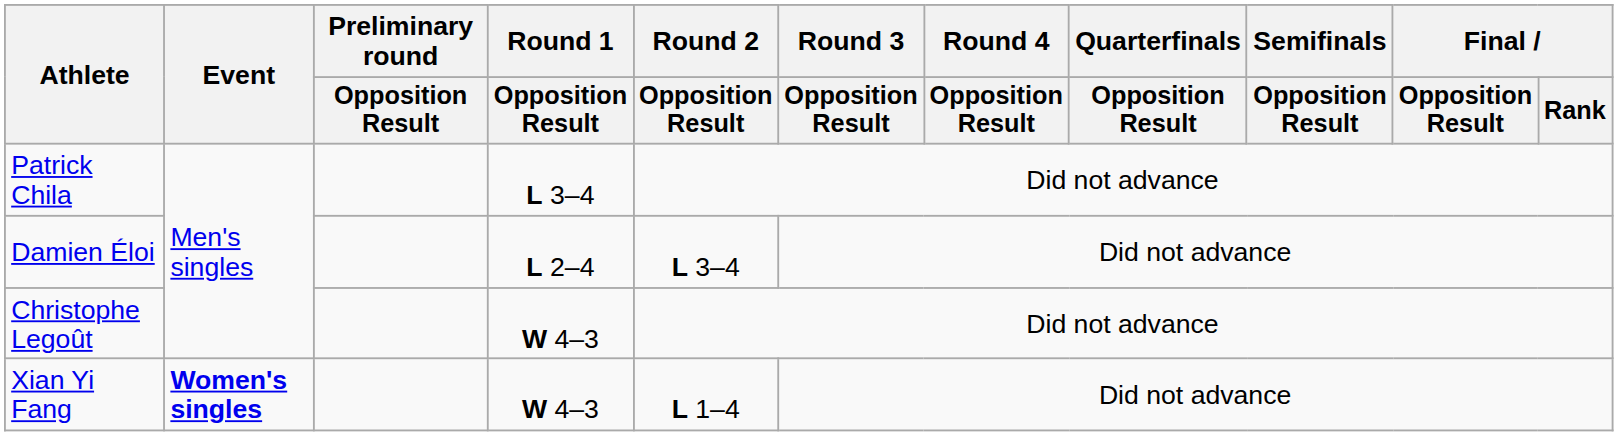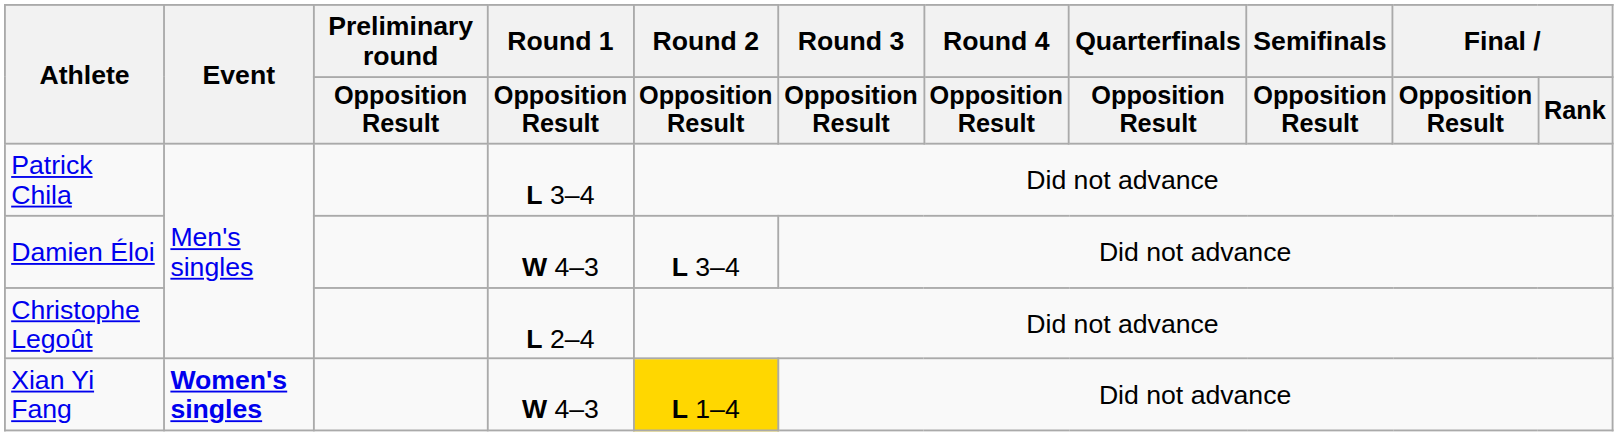(560, 267) L 2–4 -> (560, 267) W 4–3
(560, 338) W 4–3 -> (560, 338) L 2–4
(706, 410) no background -> (706, 410) gold background
